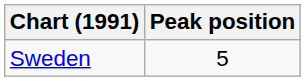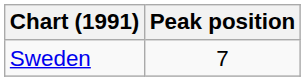(222, 57) 5 -> (222, 57) 7
